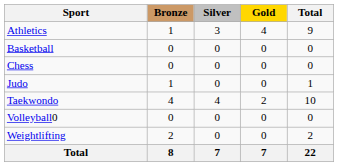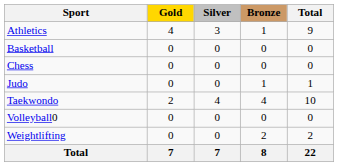columns swapped: (264, 13) <-> (171, 13)
